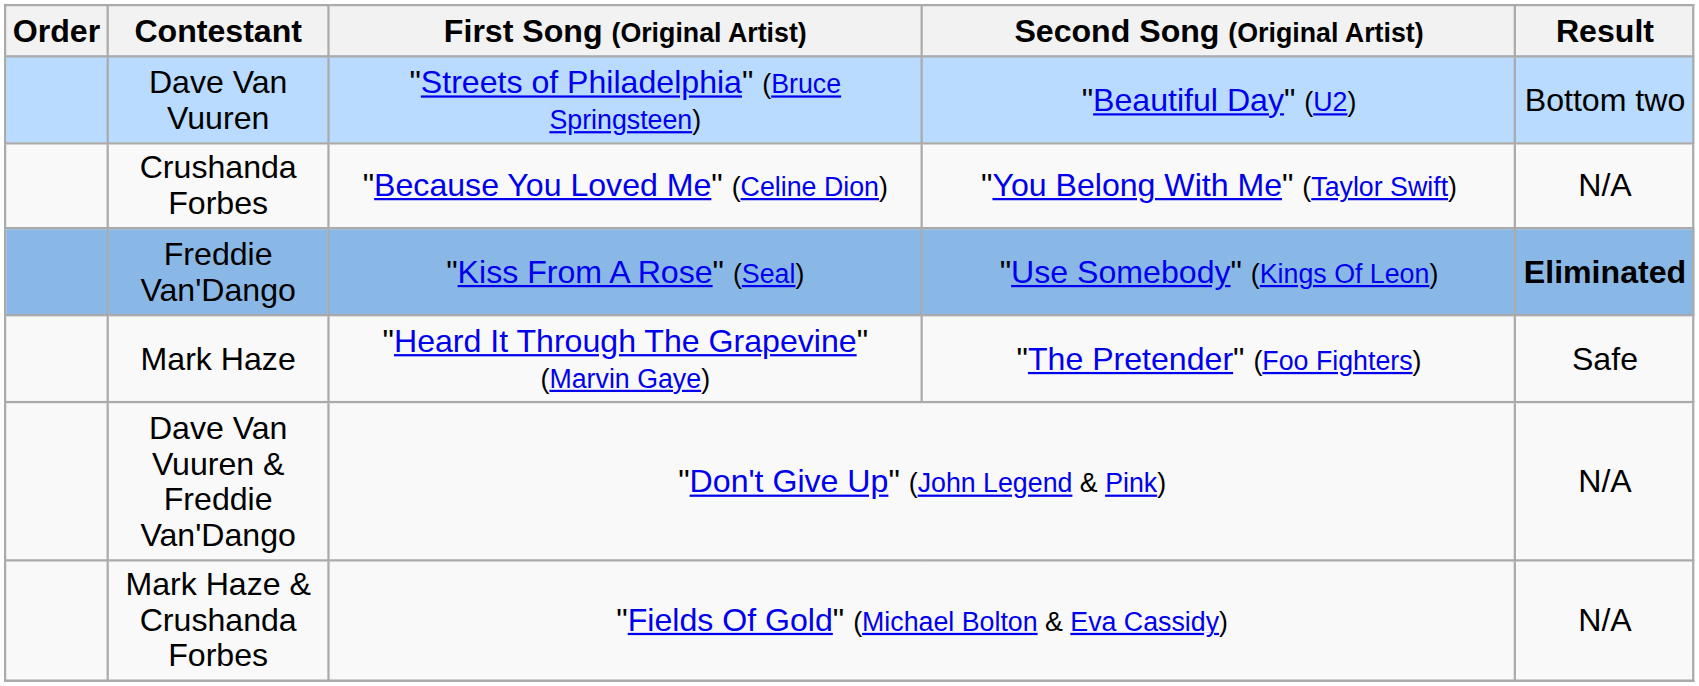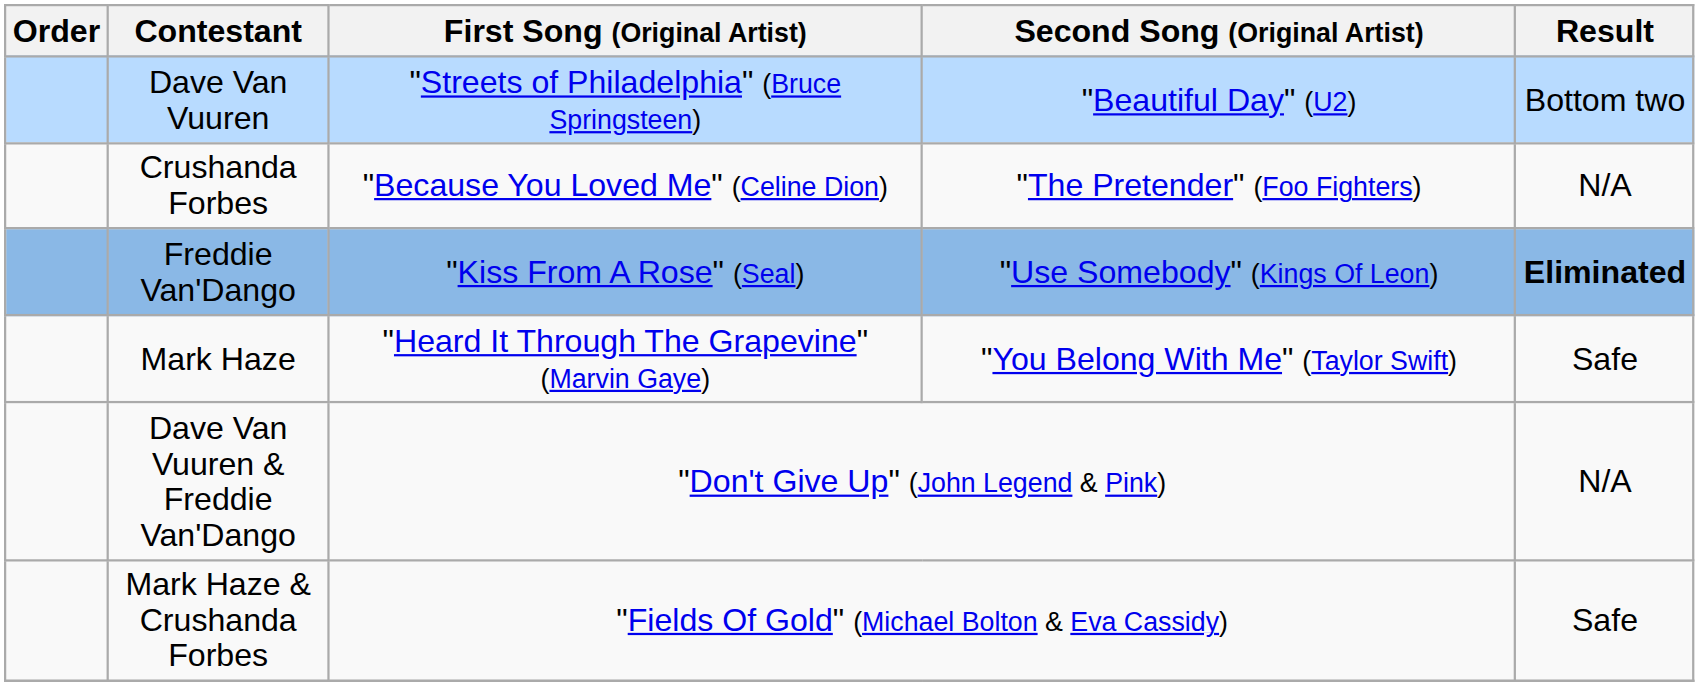(1219, 186) "You Belong With Me" (Taylor Swift) -> (1219, 186) "The Pretender" (Foo Fighters)
(1219, 359) "The Pretender" (Foo Fighters) -> (1219, 359) "You Belong With Me" (Taylor Swift)
(1605, 621) N/A -> (1605, 621) Safe
